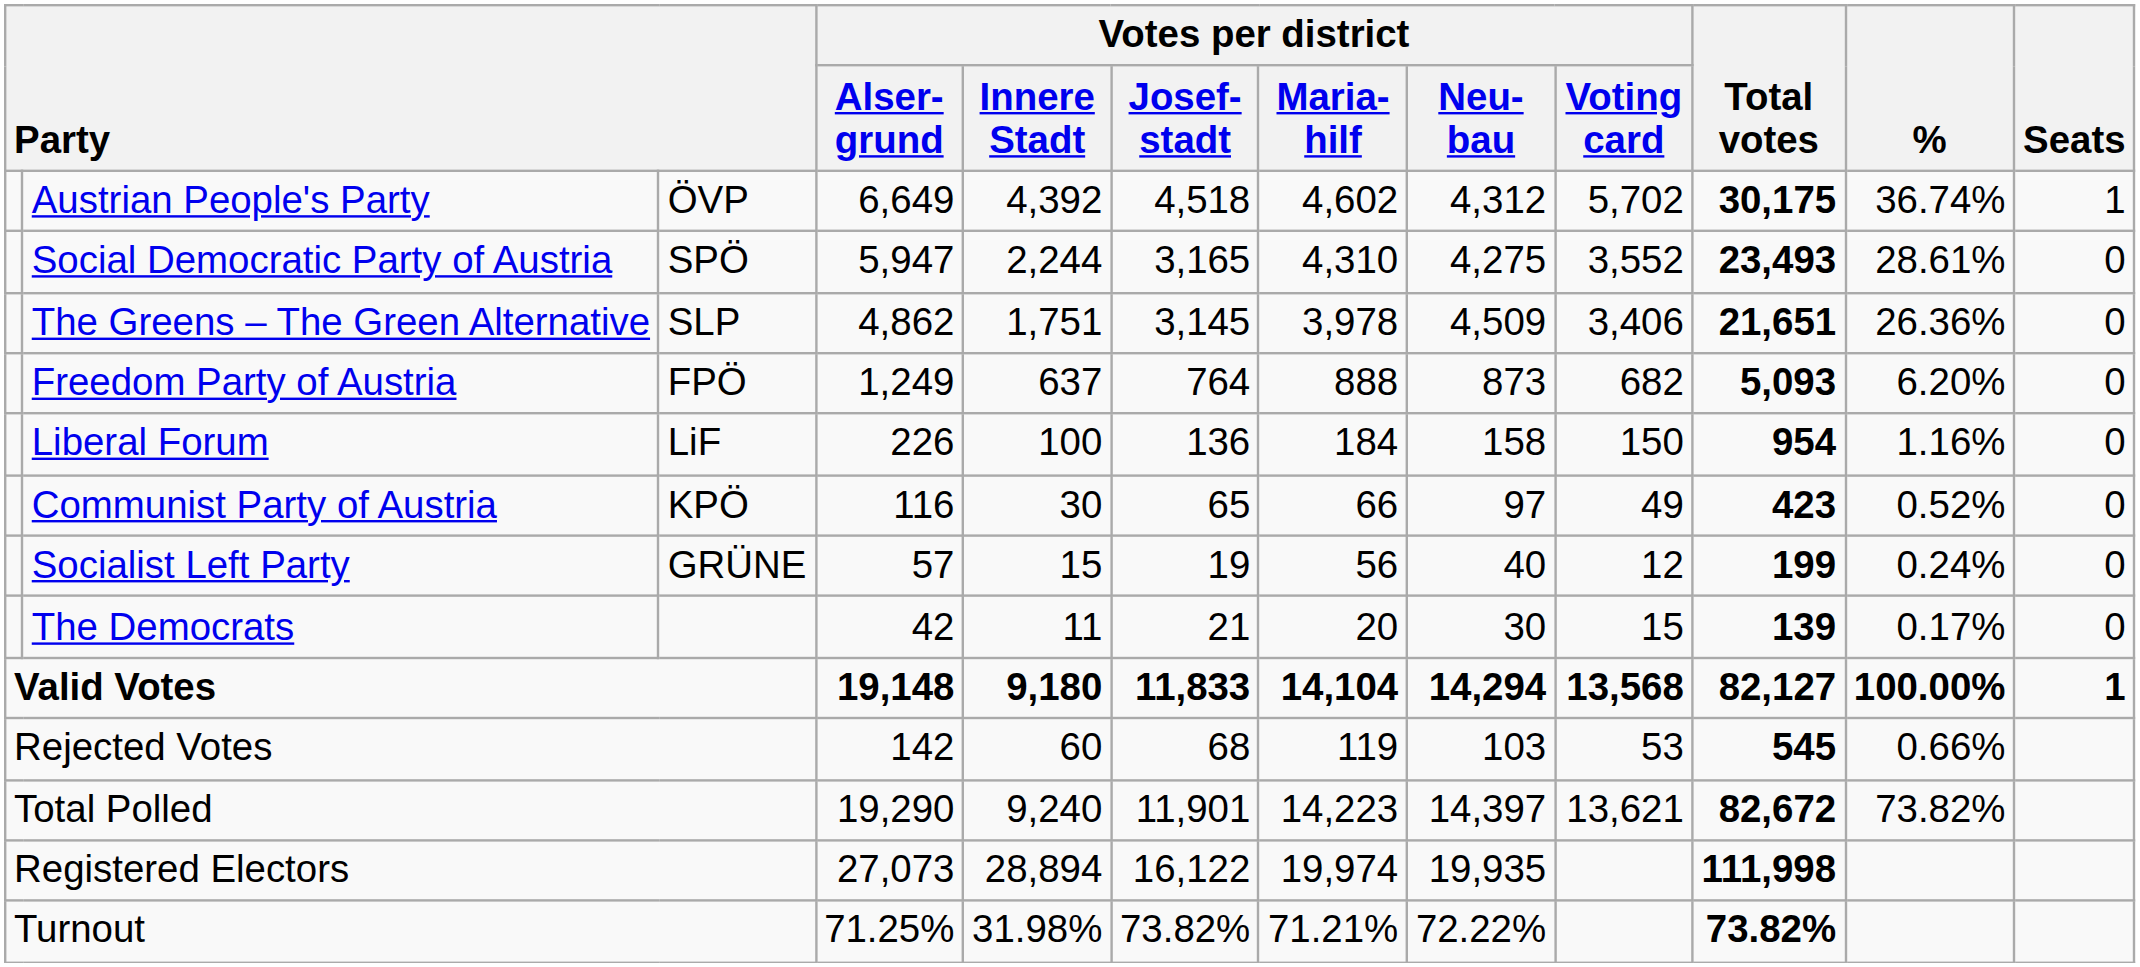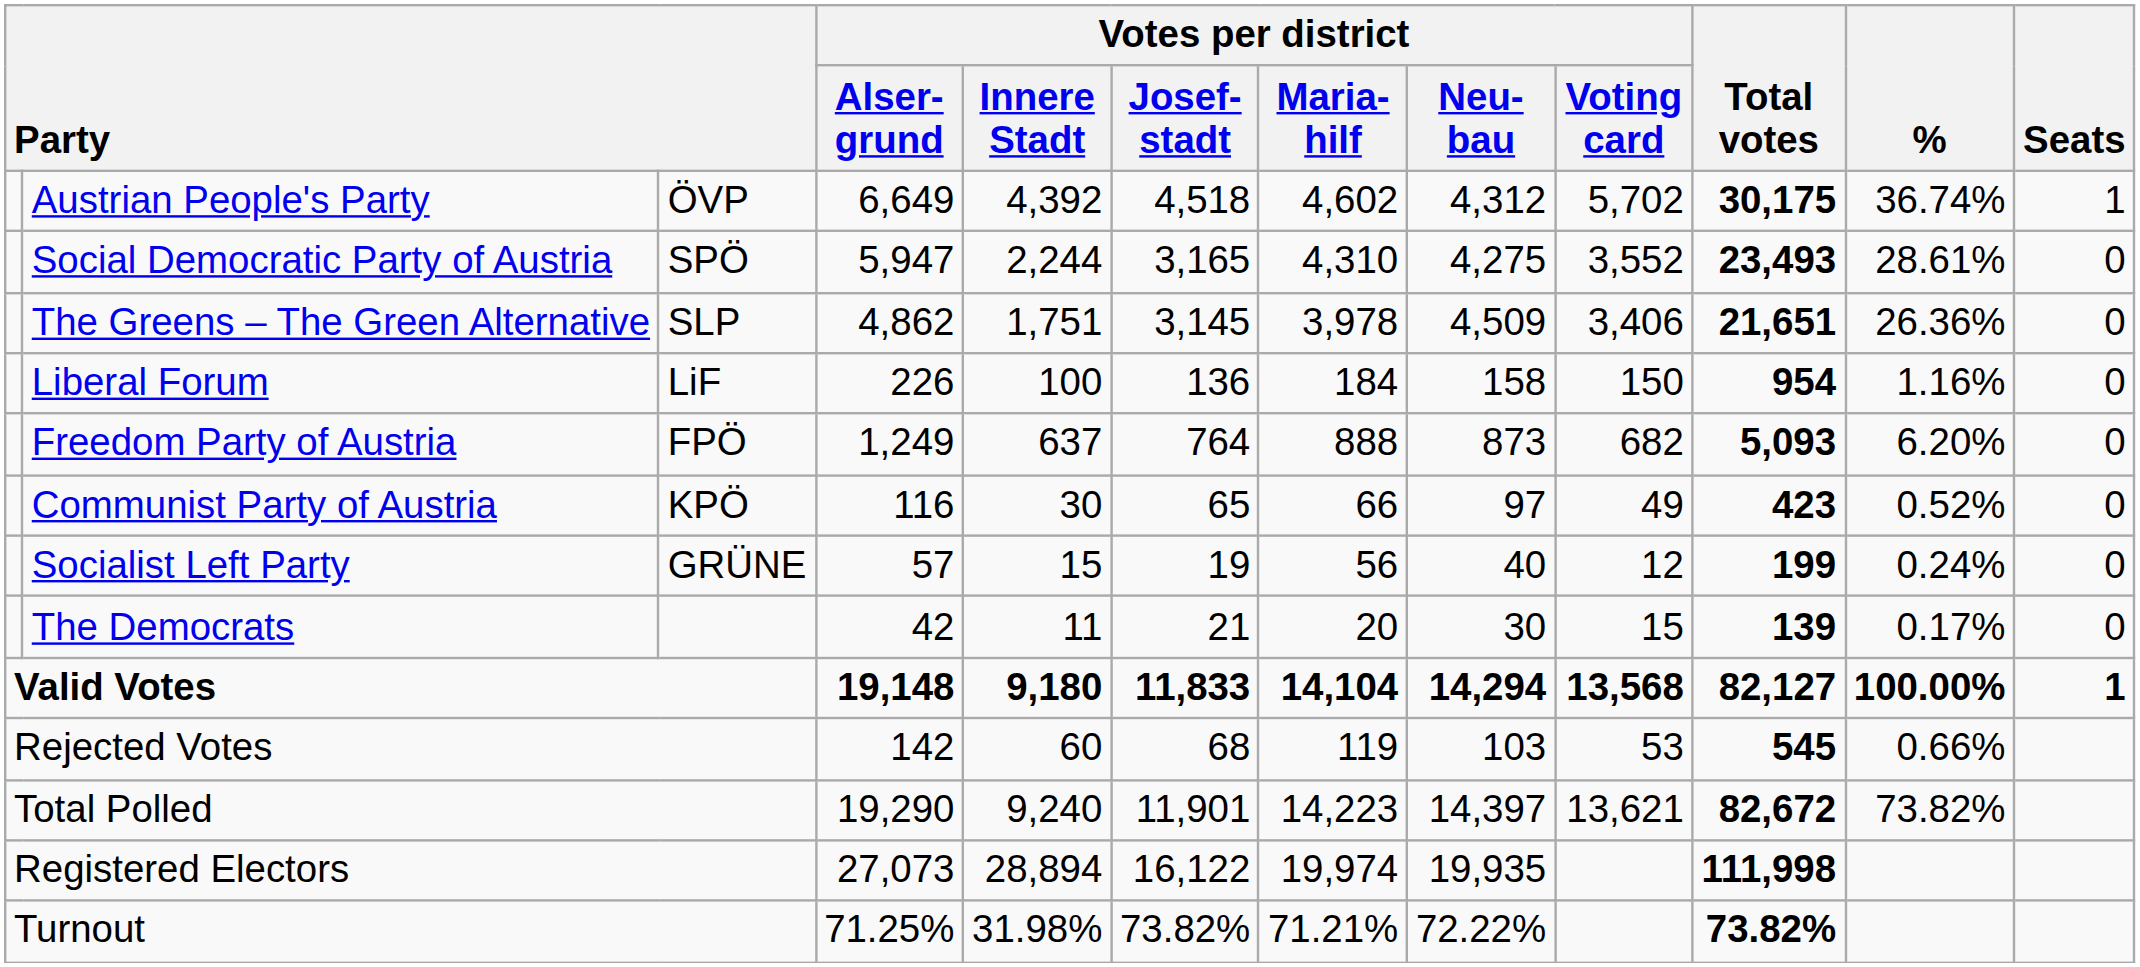rows swapped: (244, 382) <-> (150, 443)
